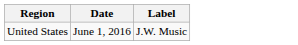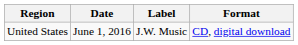+ column: (241, 13)
